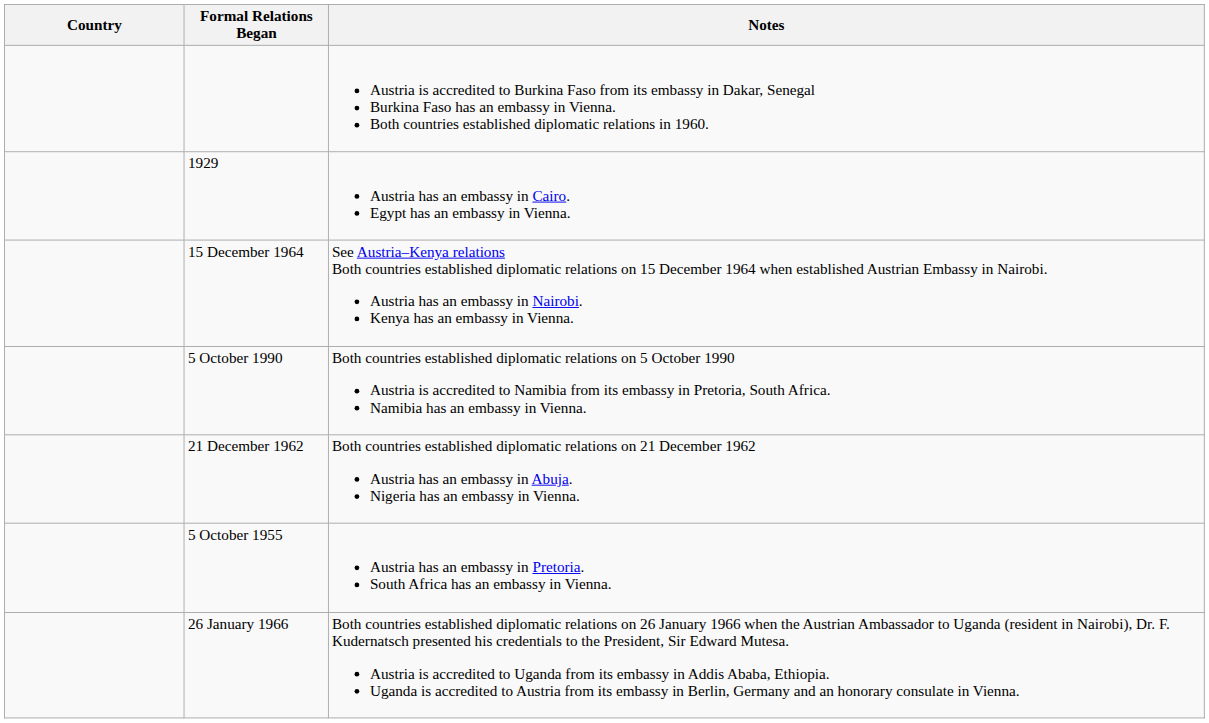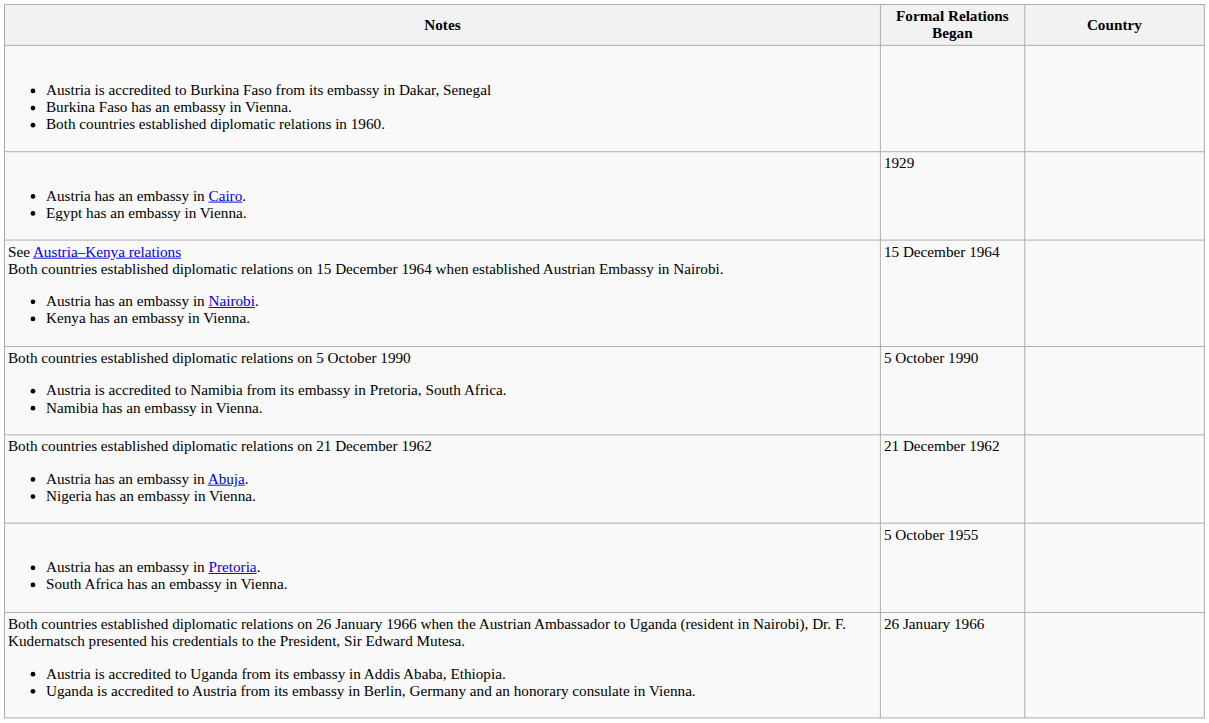columns swapped: (94, 25) <-> (766, 25)
